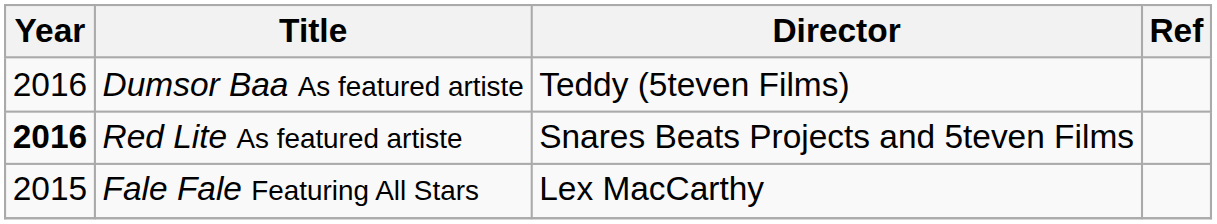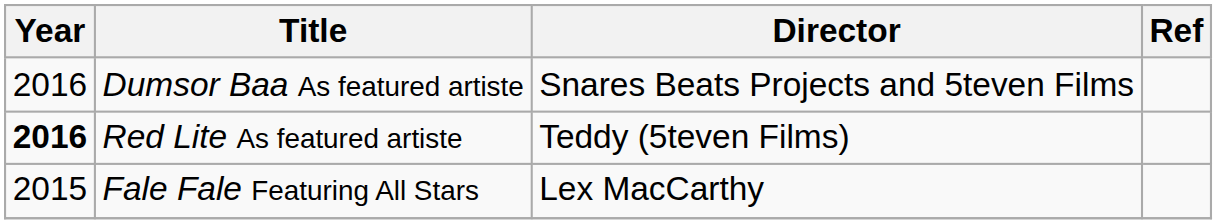(694, 84) Teddy (5teven Films) -> (837, 84) Snares Beats Projects and 5teven Films
(837, 137) Snares Beats Projects and 5teven Films -> (694, 137) Teddy (5teven Films)
